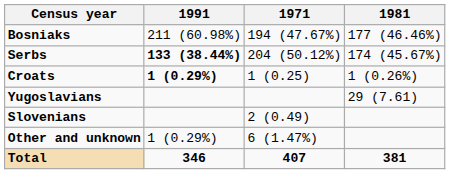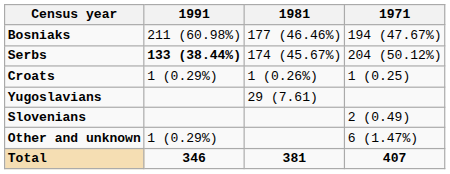columns swapped: (395, 15) <-> (294, 15)
(182, 77) bold -> (182, 77) normal
